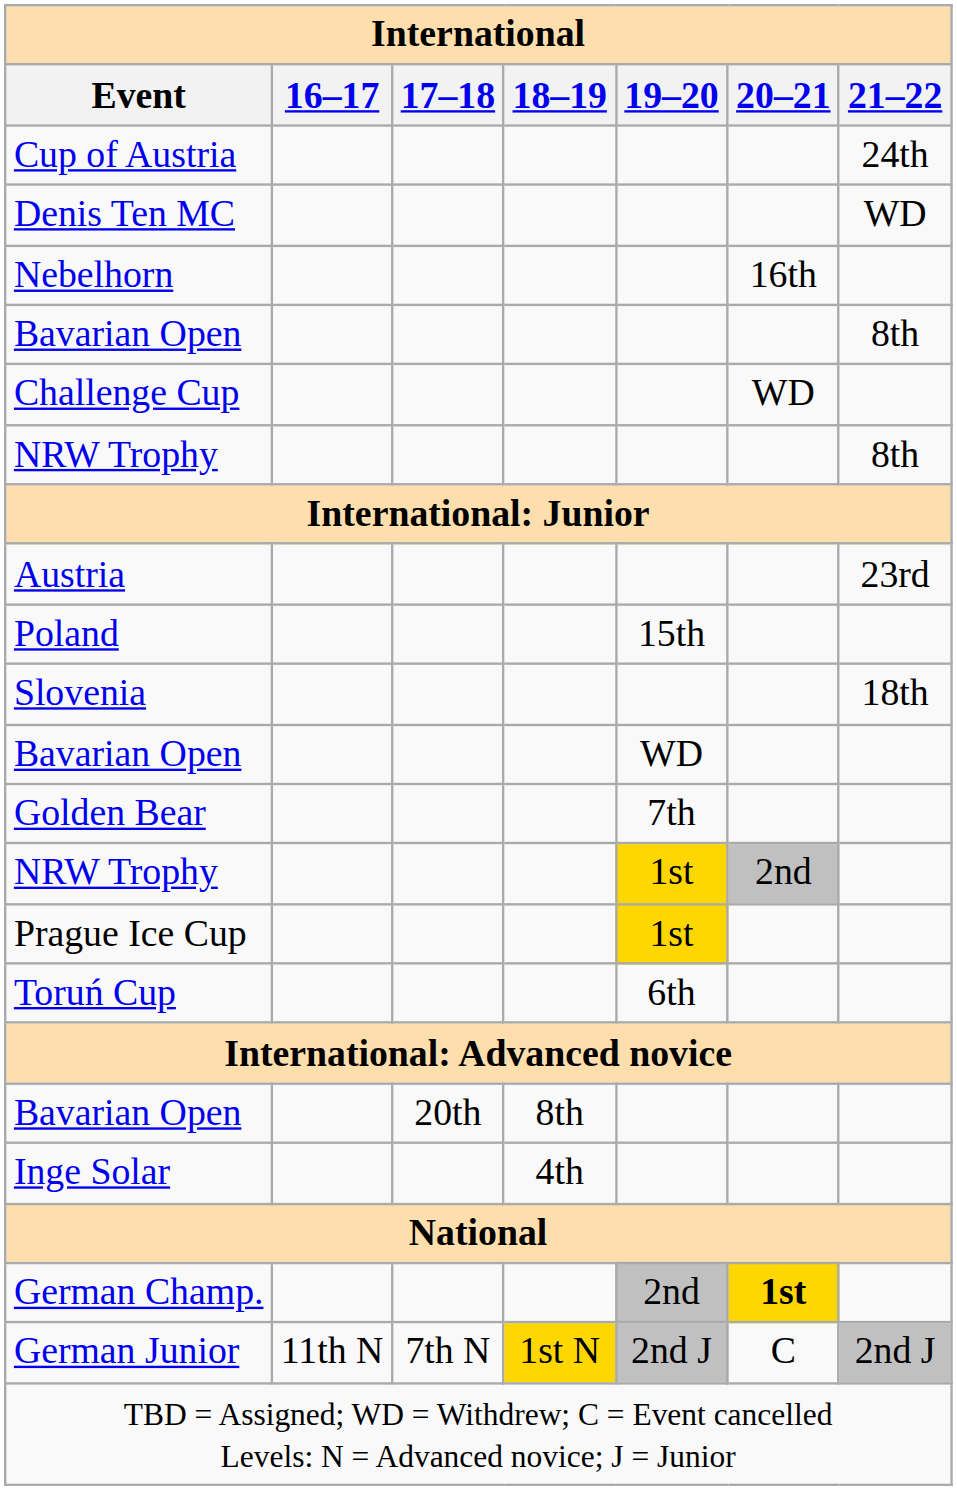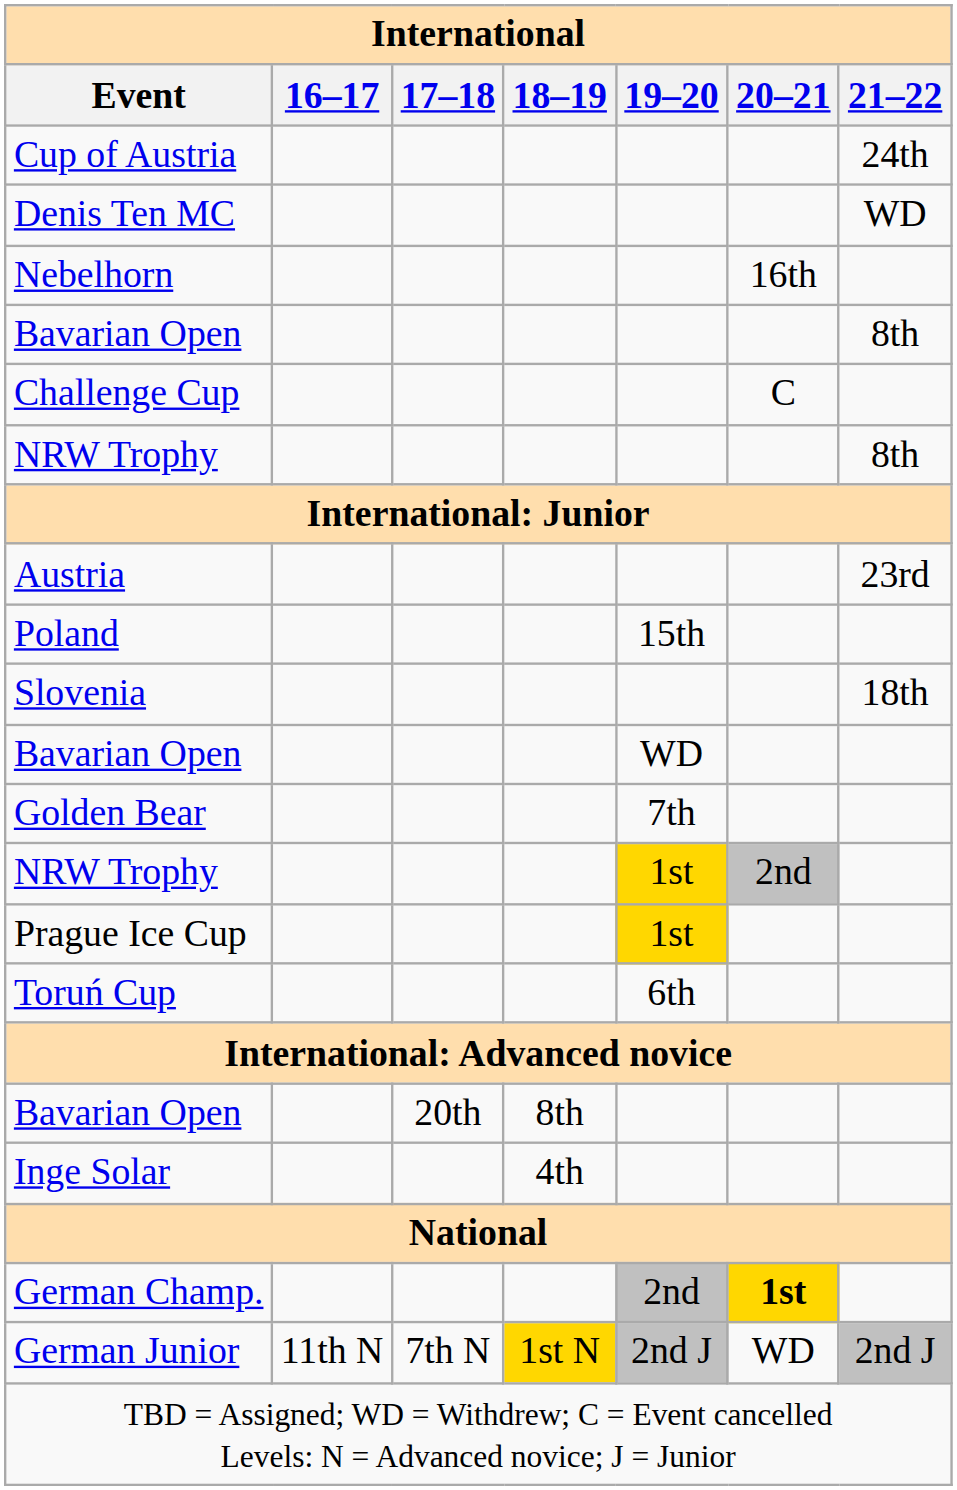(783, 393) WD -> (783, 393) C
(783, 1351) C -> (783, 1351) WD
